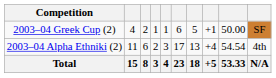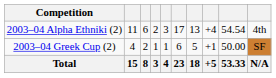rows swapped: (64, 47) <-> (64, 30)
